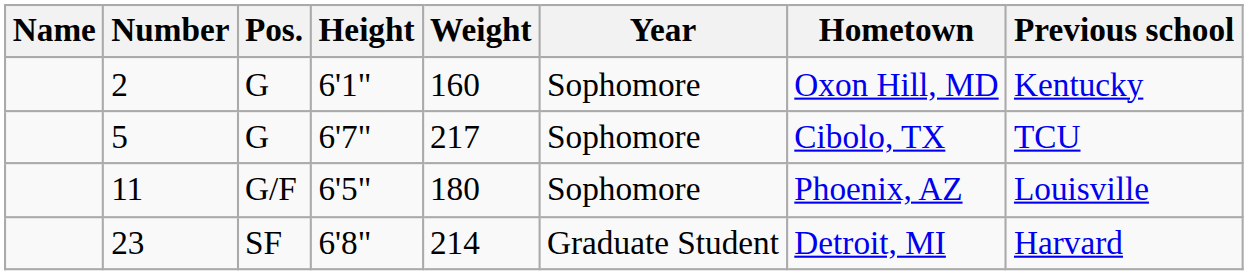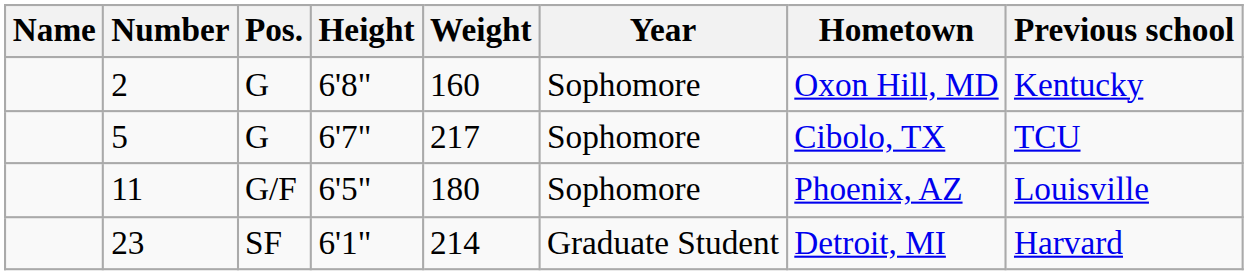(345, 83) 6'1" -> (345, 83) 6'8"
(345, 242) 6'8" -> (345, 242) 6'1"
